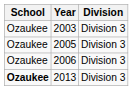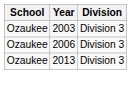- row: (65, 45)
(28, 77) bold -> (27, 61) normal
